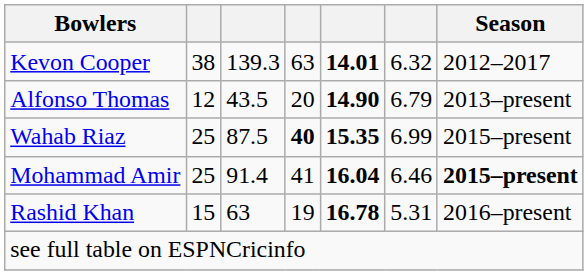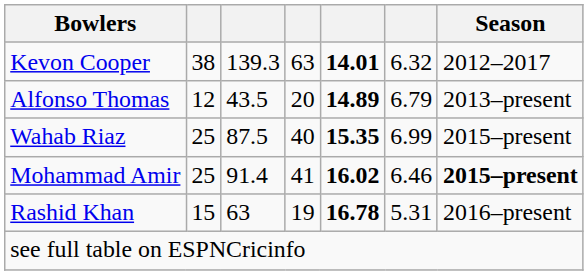(353, 99) 14.90 -> (353, 99) 14.89
(303, 136) bold -> (303, 136) normal
(353, 174) 16.04 -> (353, 174) 16.02
